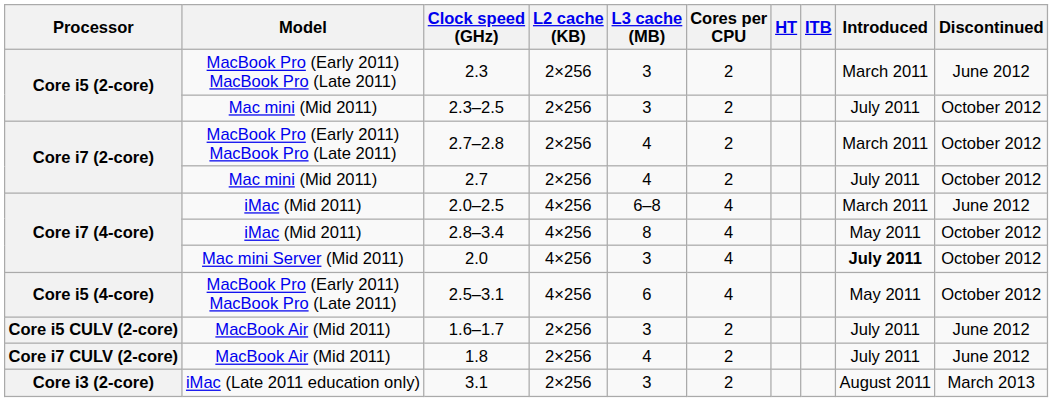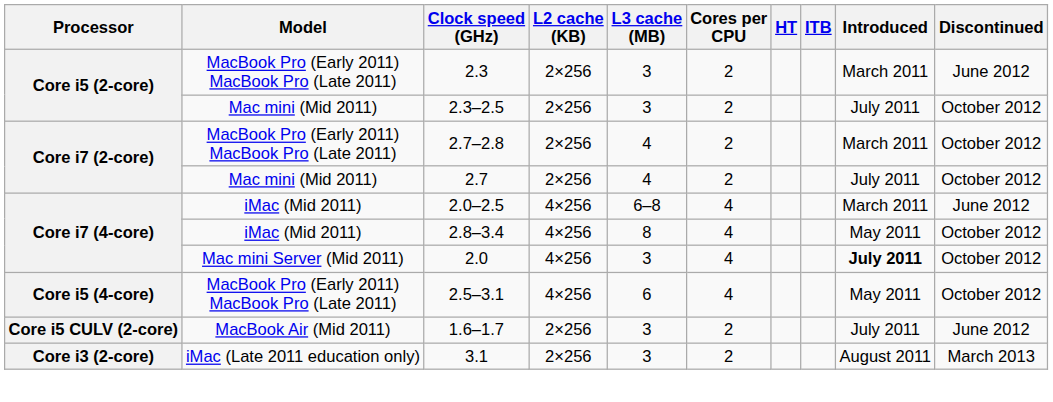- row: (476, 357)
